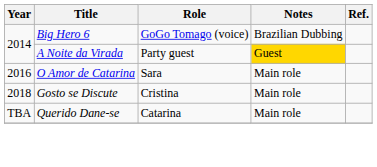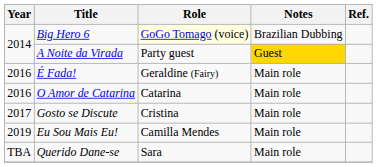(195, 34) no background -> (195, 34) lightyellow background
+ row: (56, 73)
(151, 73) Sara -> (161, 93) Catarina
(19, 93) 2018 -> (19, 113) 2017
+ row: (77, 133)
(161, 113) Catarina -> (151, 152) Sara
